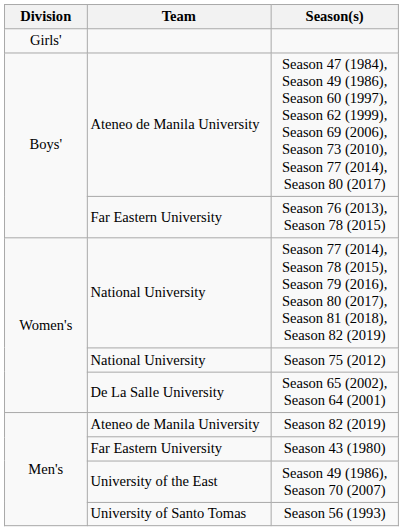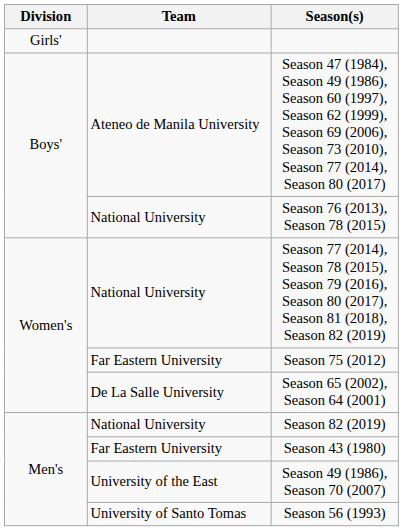(156, 217) Far Eastern University -> (148, 217) National University
(148, 360) National University -> (156, 360) Far Eastern University
(175, 425) Ateneo de Manila University -> (148, 425) National University
